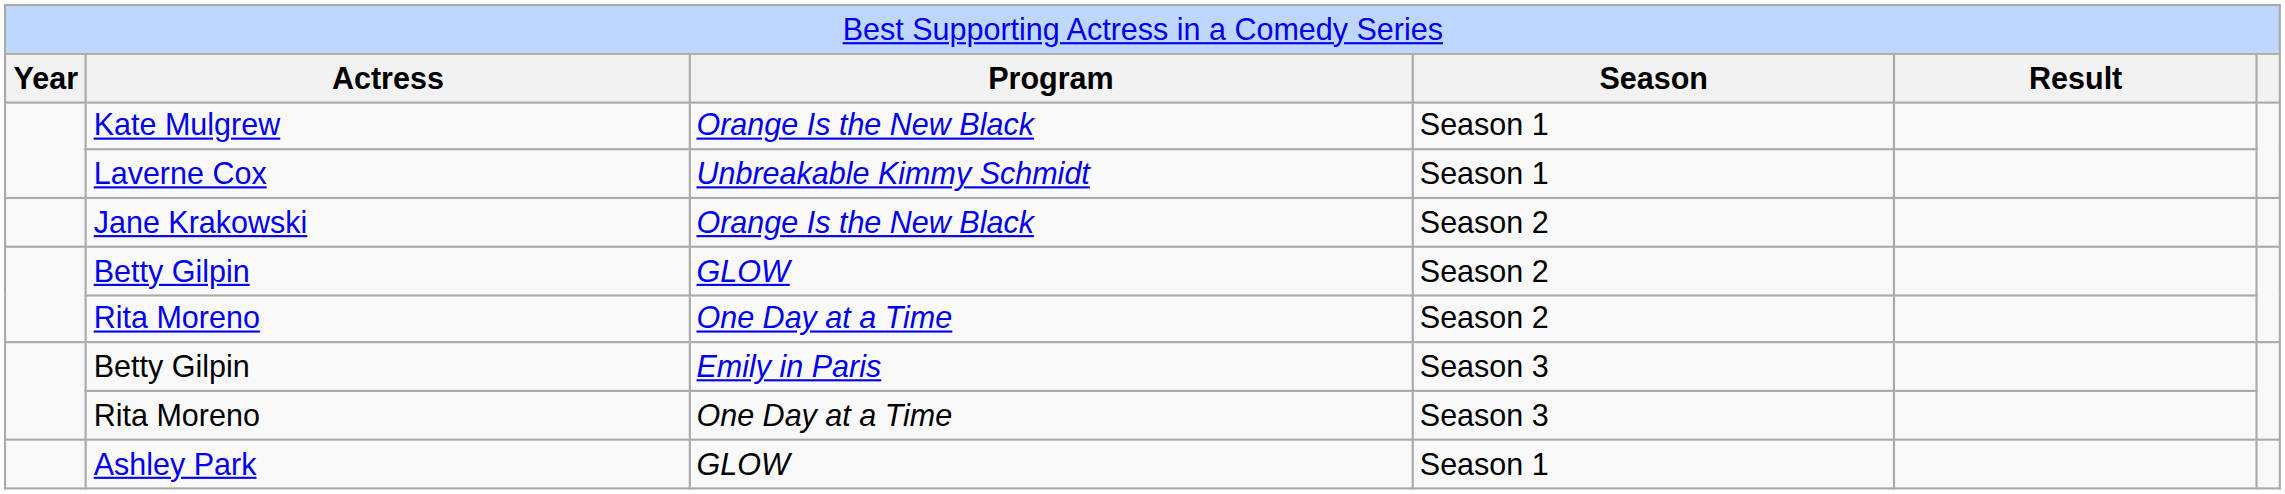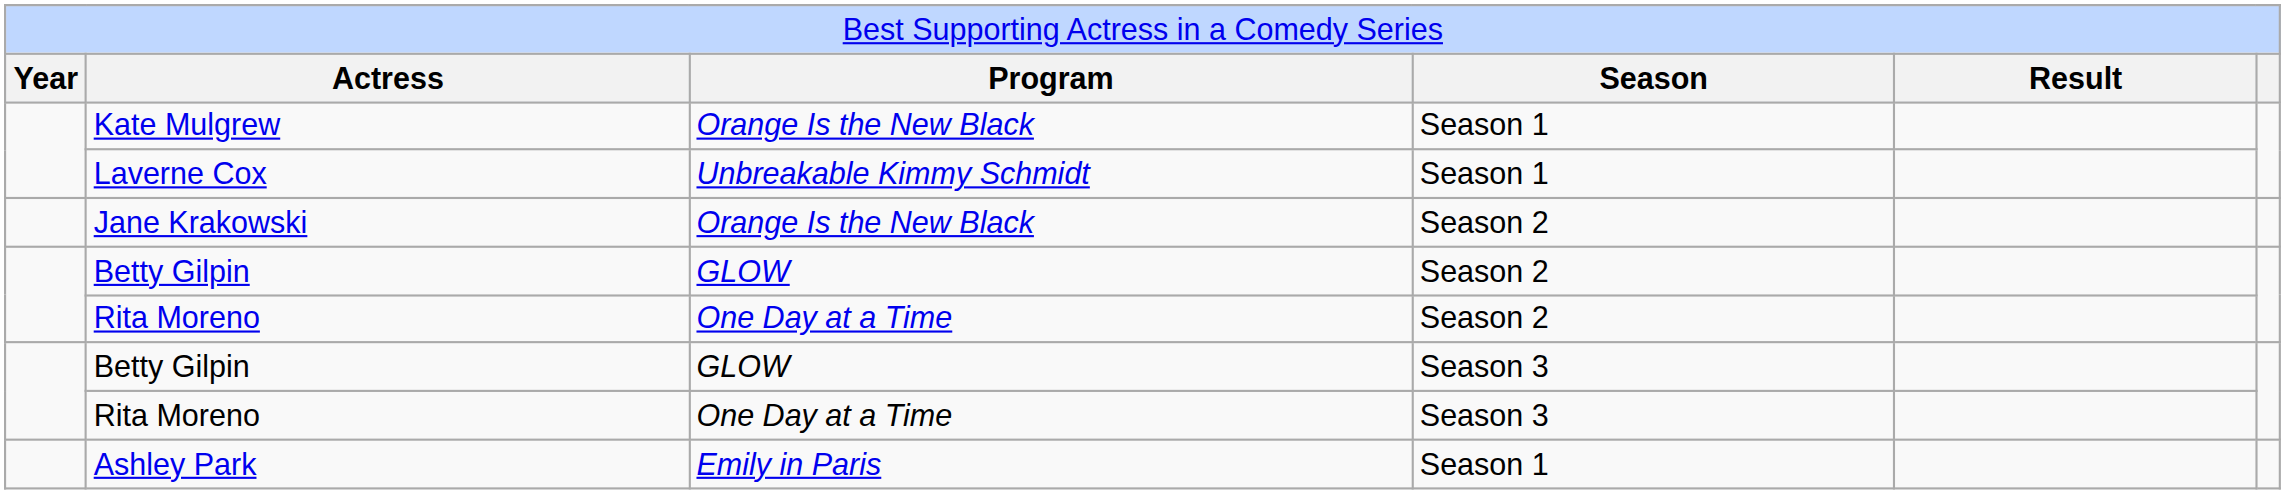(789, 367) Emily in Paris -> (743, 367) GLOW
(743, 464) GLOW -> (789, 464) Emily in Paris
